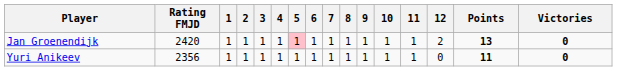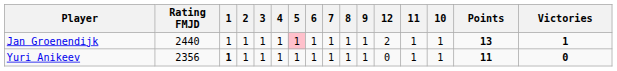columns swapped: (387, 19) <-> (440, 19)
(188, 41) 2420 -> (188, 41) 2440
(565, 41) 0 -> (565, 41) 1
(228, 57) normal -> (228, 57) bold
